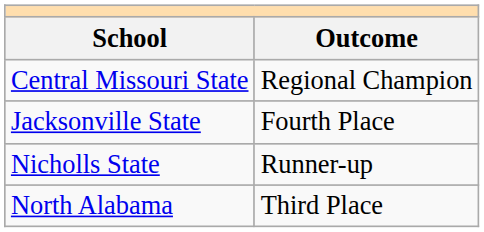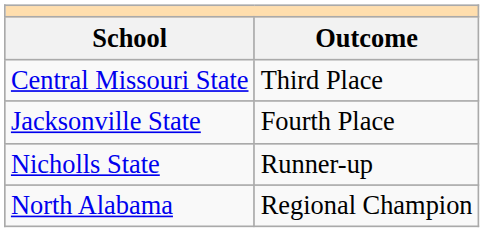(367, 79) Regional Champion -> (322, 79) Third Place
(322, 205) Third Place -> (367, 205) Regional Champion
